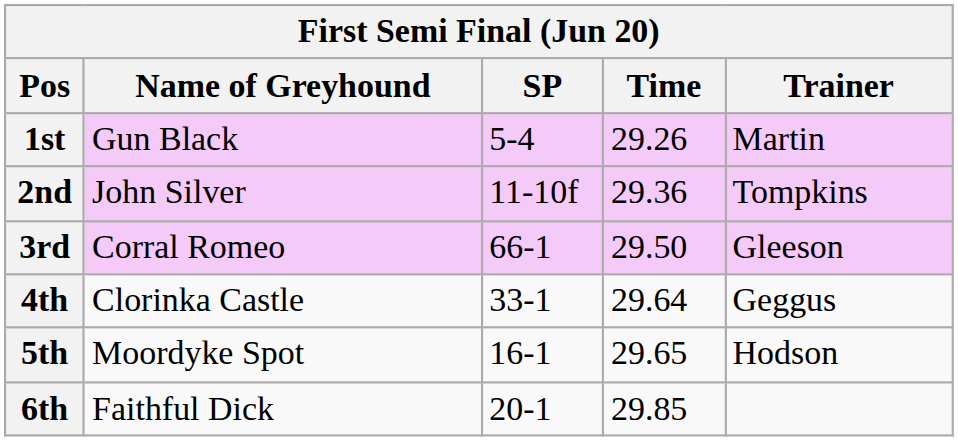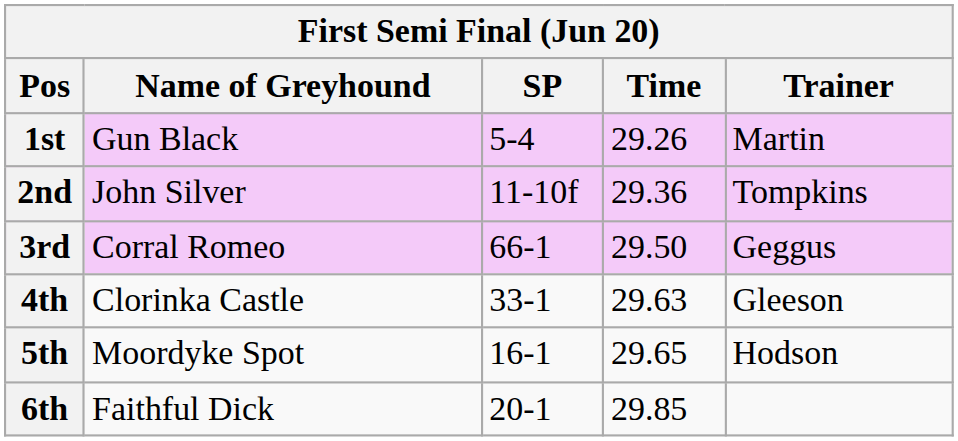(788, 246) Gleeson -> (784, 246) Geggus
(649, 300) 29.64 -> (649, 300) 29.63
(784, 300) Geggus -> (788, 300) Gleeson
